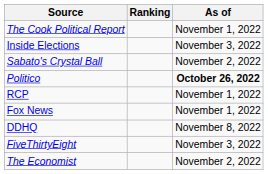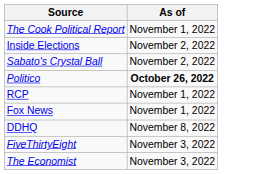- column: (150, 12)
(218, 45) November 3, 2022 -> (172, 45) November 2, 2022
(218, 161) November 2, 2022 -> (172, 161) November 3, 2022
